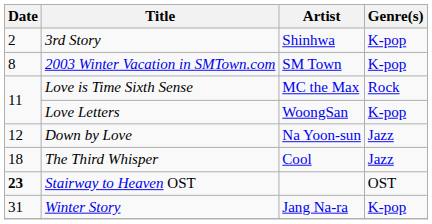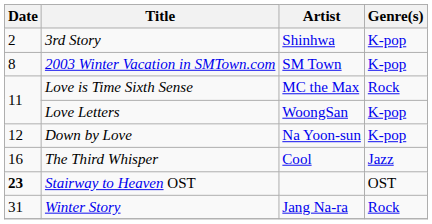(381, 135) Jazz -> (387, 135) K-pop
(15, 159) 18 -> (15, 159) 16
(387, 207) K-pop -> (384, 207) Rock
